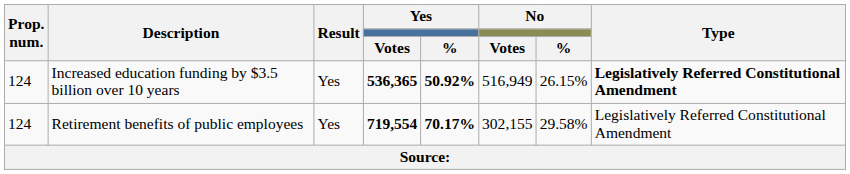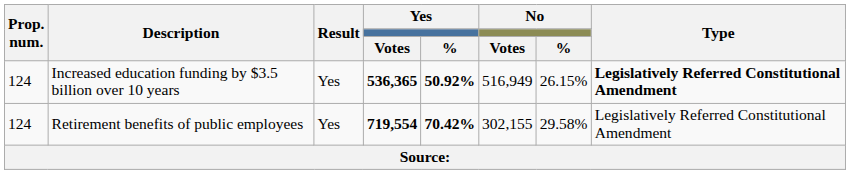(450, 123) 70.17% -> (450, 123) 70.42%
